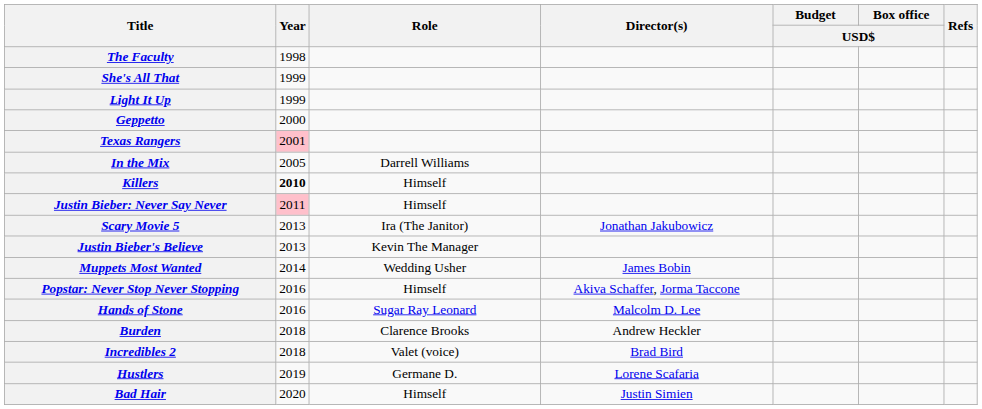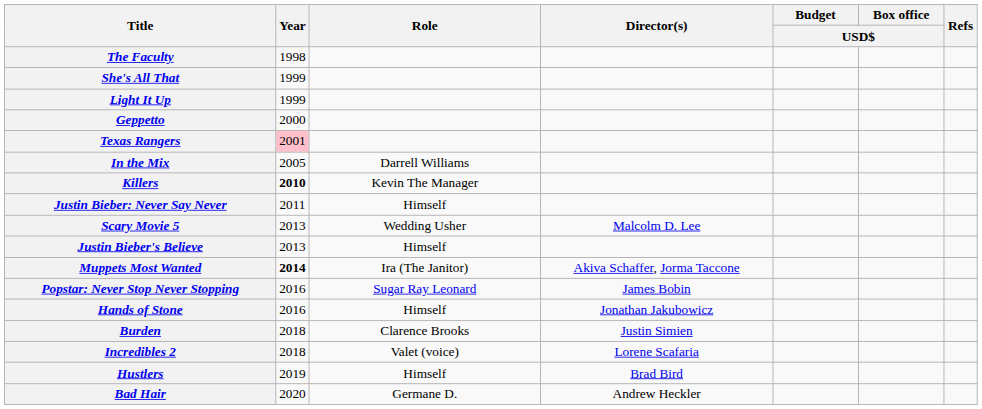(425, 183) Himself -> (425, 183) Kevin The Manager
(292, 204) pink background -> (292, 204) no background
(425, 225) Ira (The Janitor) -> (425, 225) Wedding Usher
(657, 225) Jonathan Jakubowicz -> (657, 225) Malcolm D. Lee
(425, 246) Kevin The Manager -> (425, 246) Himself
(292, 267) normal -> (292, 267) bold
(425, 267) Wedding Usher -> (425, 267) Ira (The Janitor)
(657, 267) James Bobin -> (657, 267) Akiva Schaffer, Jorma Taccone
(425, 288) Himself -> (425, 288) Sugar Ray Leonard
(657, 288) Akiva Schaffer, Jorma Taccone -> (657, 288) James Bobin
(425, 309) Sugar Ray Leonard -> (425, 309) Himself
(657, 309) Malcolm D. Lee -> (657, 309) Jonathan Jakubowicz
(657, 330) Andrew Heckler -> (657, 330) Justin Simien
(657, 352) Brad Bird -> (657, 352) Lorene Scafaria
(425, 373) Germane D. -> (425, 373) Himself
(657, 373) Lorene Scafaria -> (657, 373) Brad Bird
(425, 394) Himself -> (425, 394) Germane D.
(657, 394) Justin Simien -> (657, 394) Andrew Heckler
